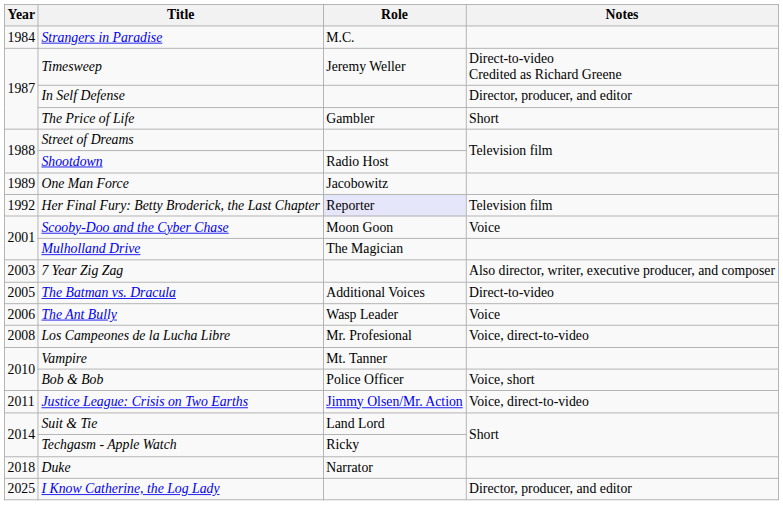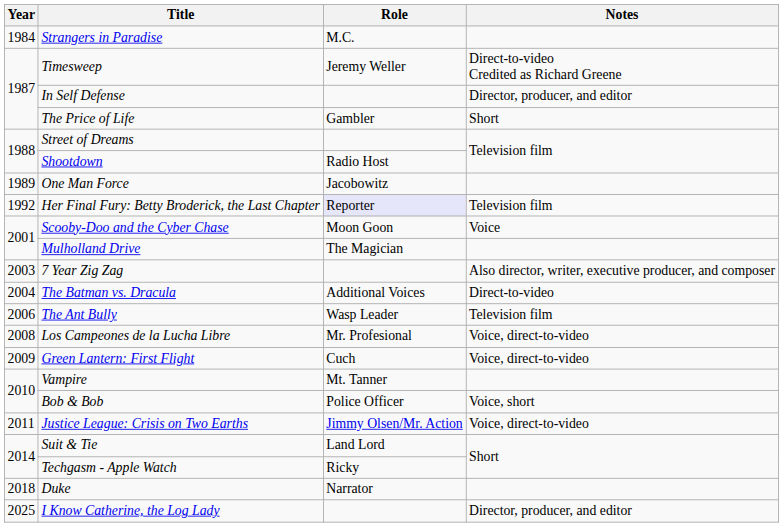(21, 292) 2005 -> (21, 292) 2004
(485, 314) Voice -> (511, 314) Television film
+ row: (118, 358)
